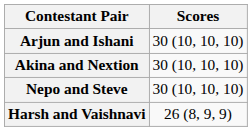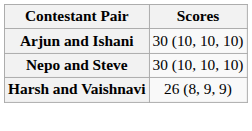- row: (77, 65)
